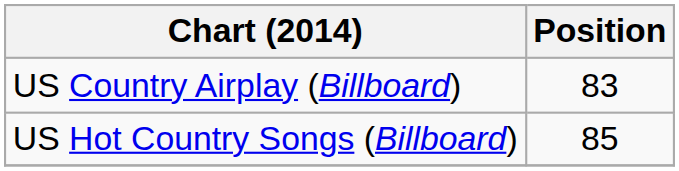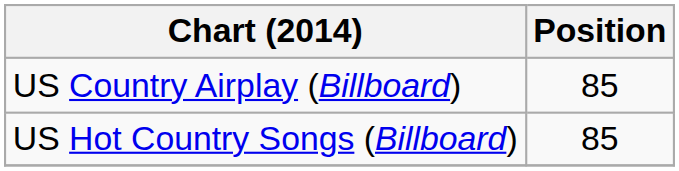(600, 84) 83 -> (600, 84) 85
